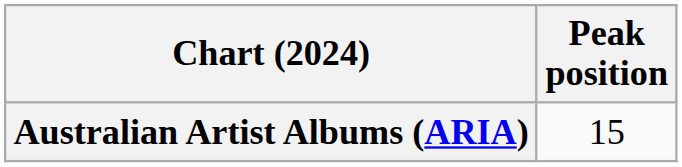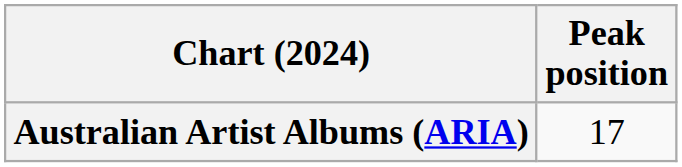(607, 131) 15 -> (607, 131) 17
